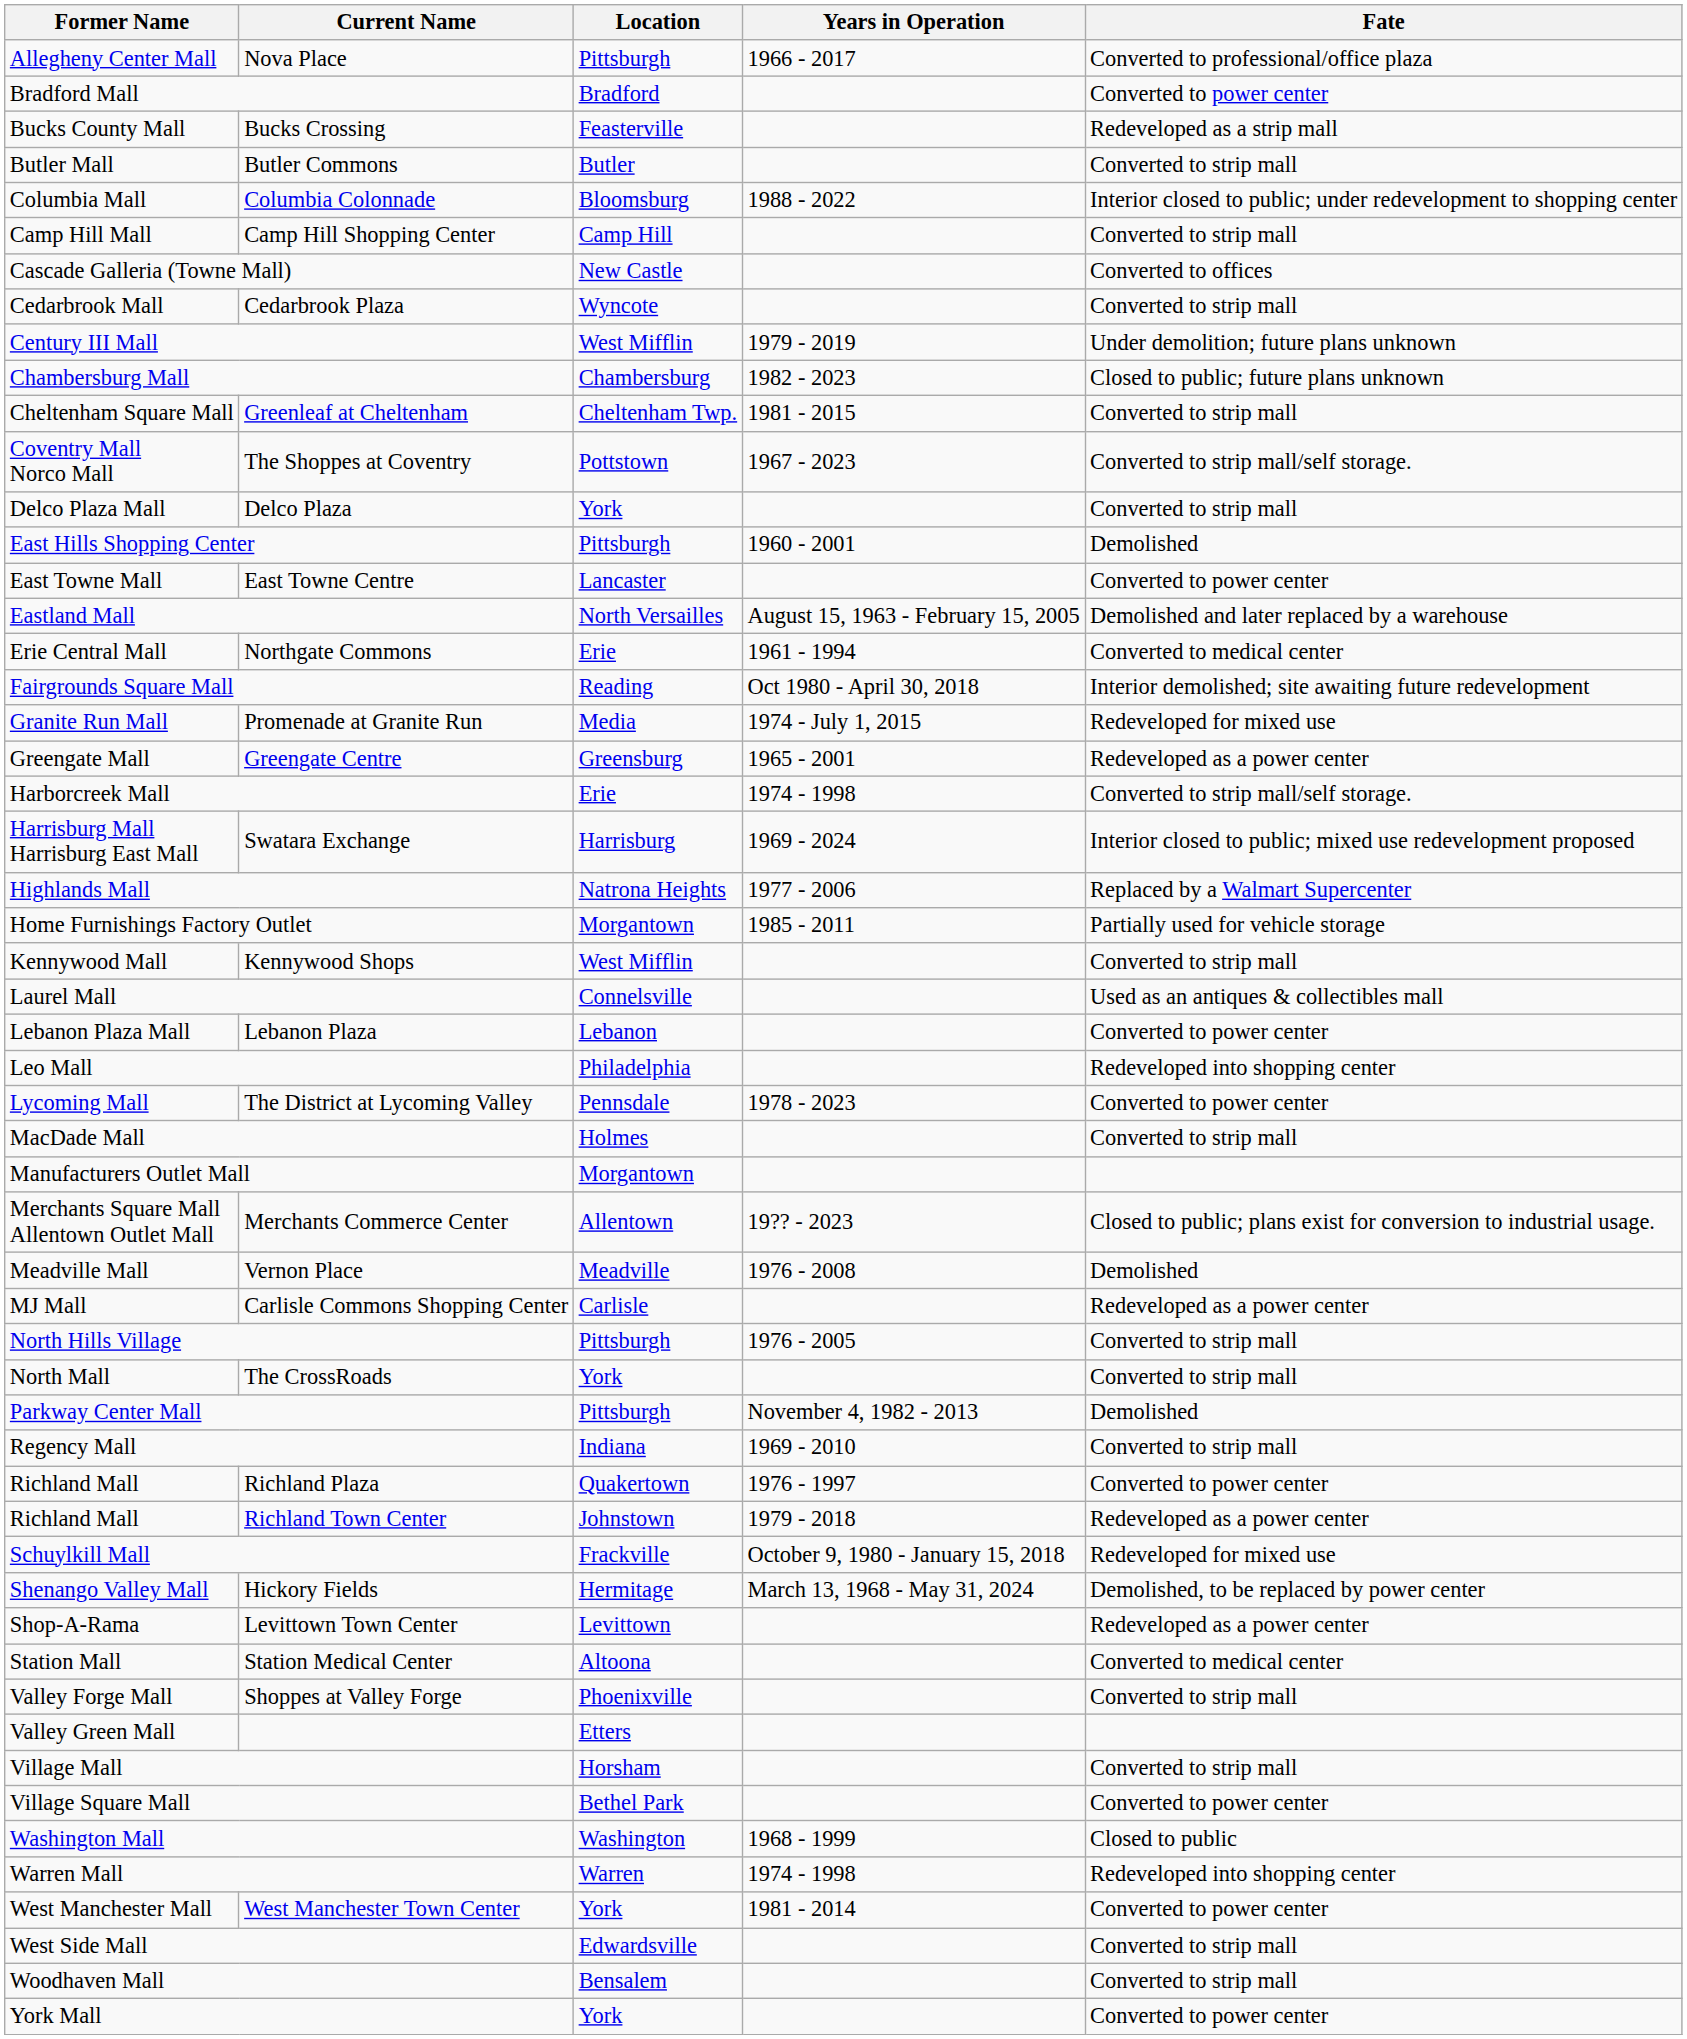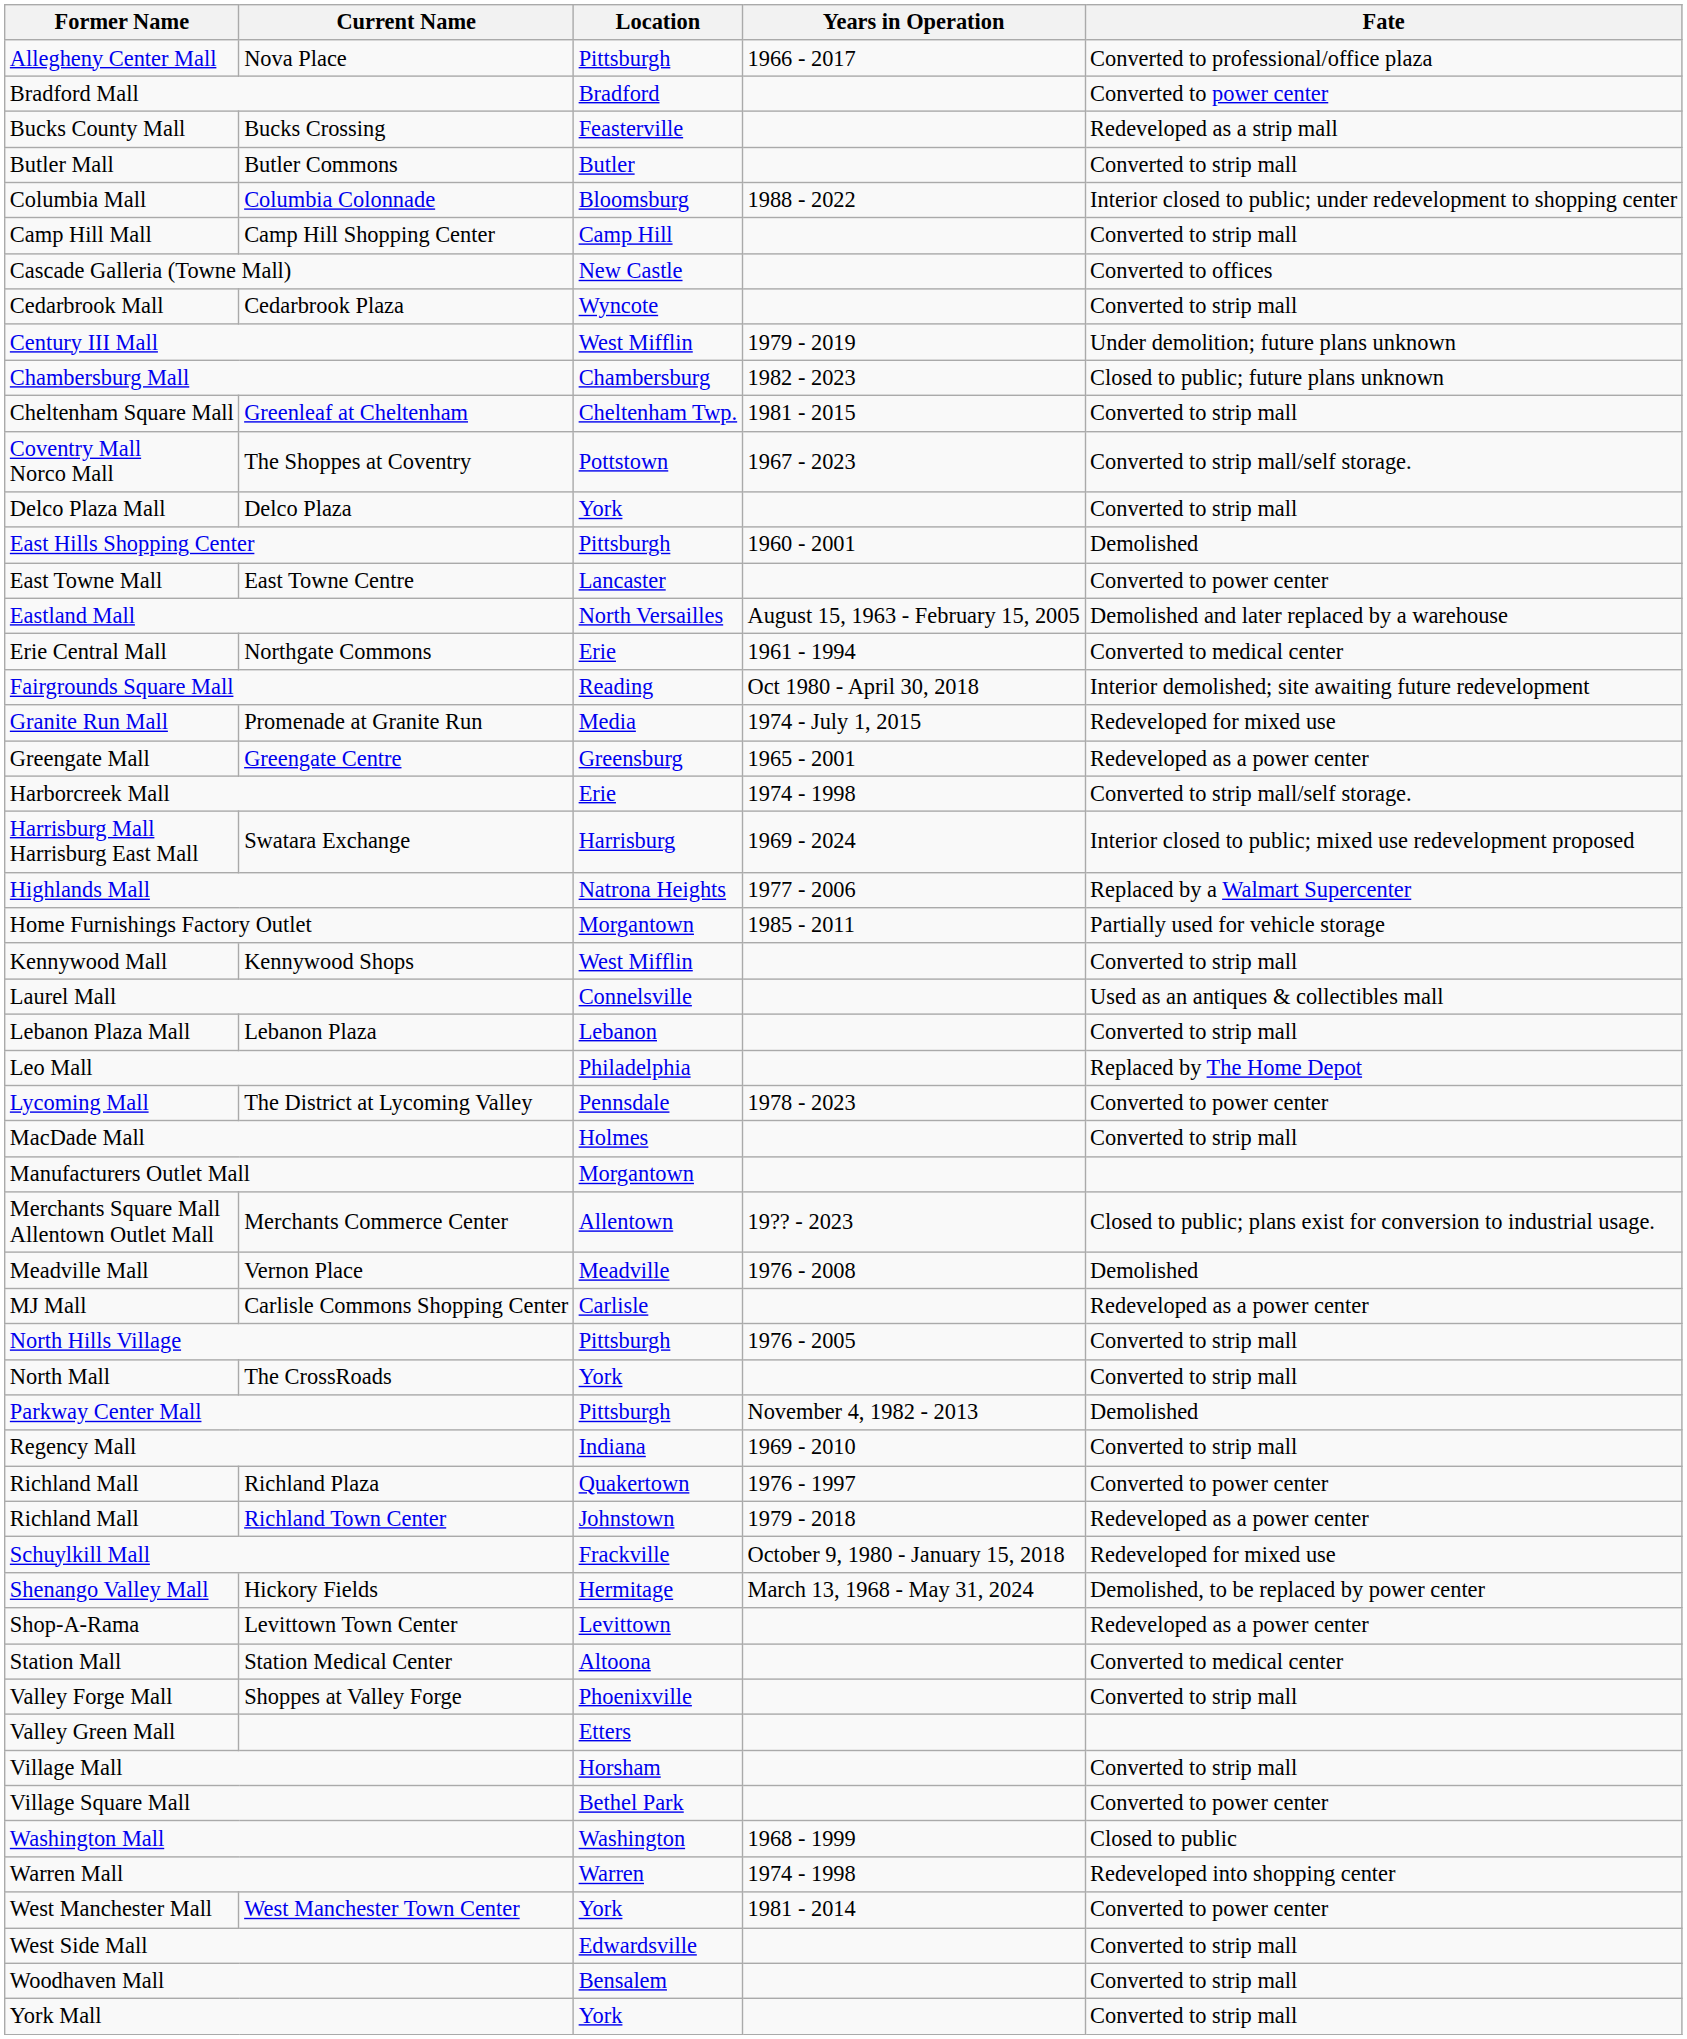(1209, 1031) Converted to power center -> (1194, 1031) Converted to strip mall
(1243, 1067) Redeveloped into shopping center -> (1226, 1067) Replaced by The Home Depot
(1209, 2016) Converted to power center -> (1194, 2016) Converted to strip mall
